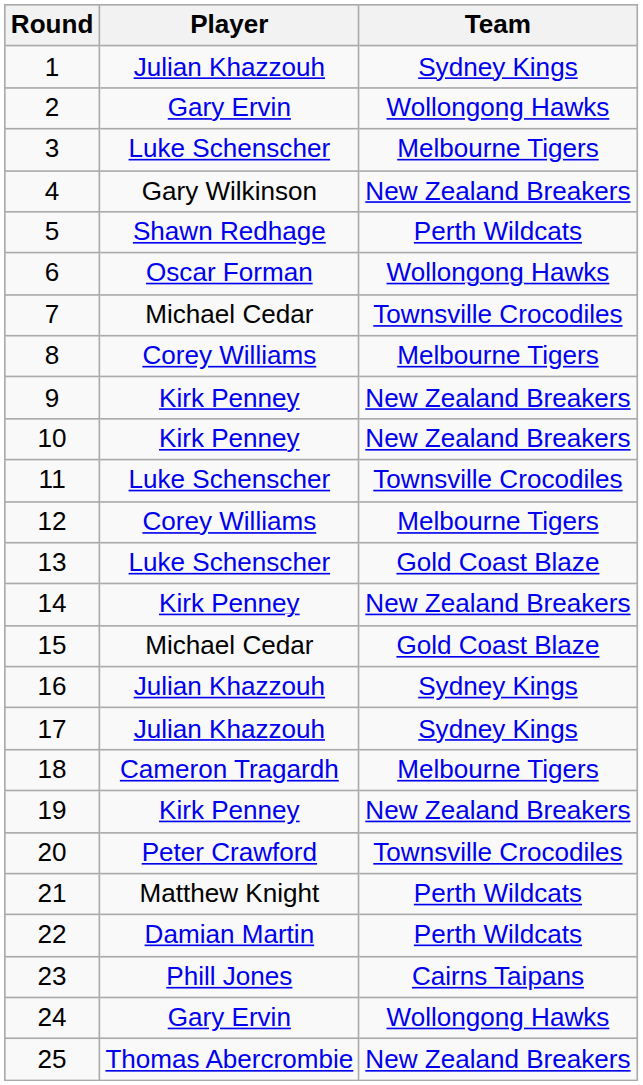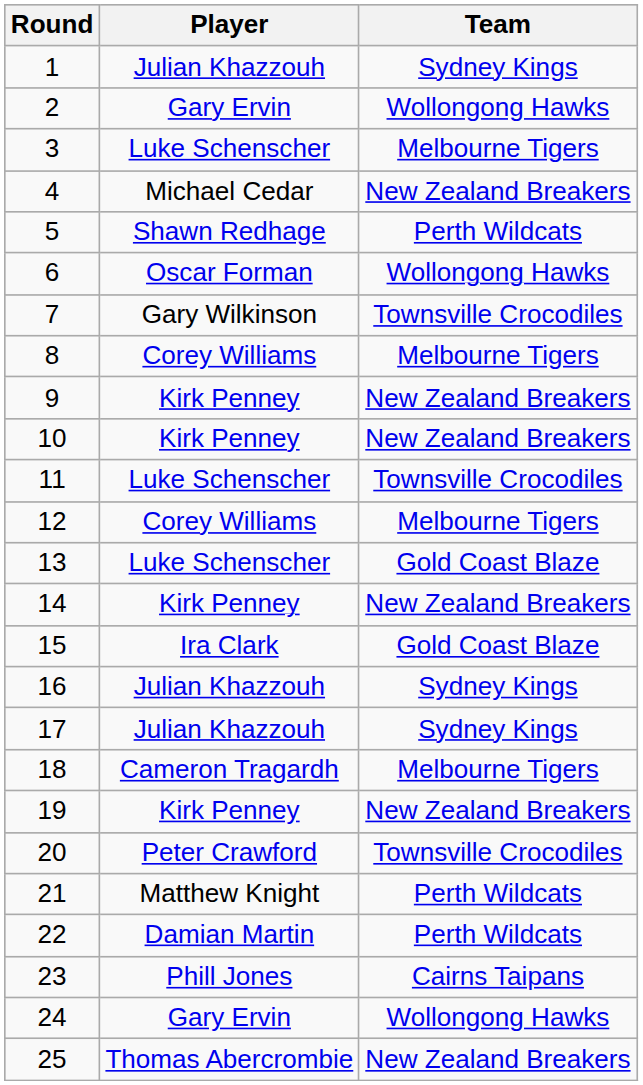(229, 190) Gary Wilkinson -> (229, 190) Michael Cedar
(229, 314) Michael Cedar -> (229, 314) Gary Wilkinson
(229, 645) Michael Cedar -> (229, 645) Ira Clark
